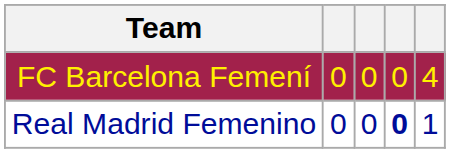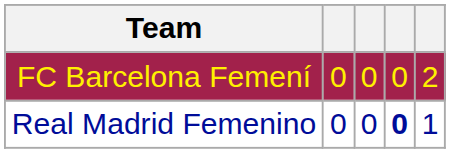(430, 76) 4 -> (430, 76) 2
